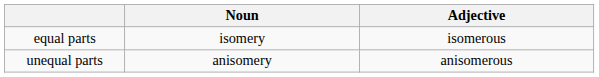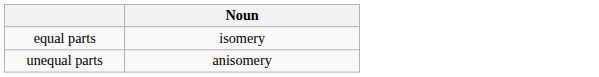- column: (477, 15)
